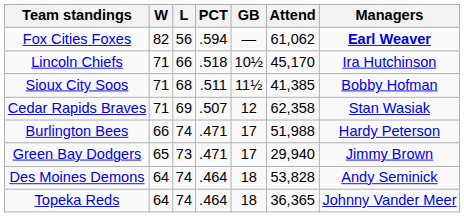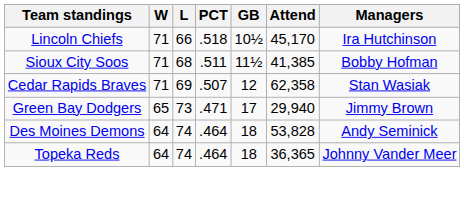- row: (77, 39)
- row: (77, 131)
